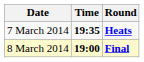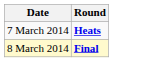- column: (87, 13)
